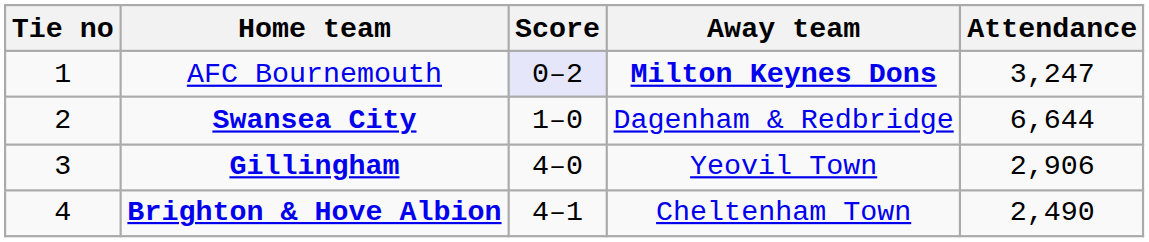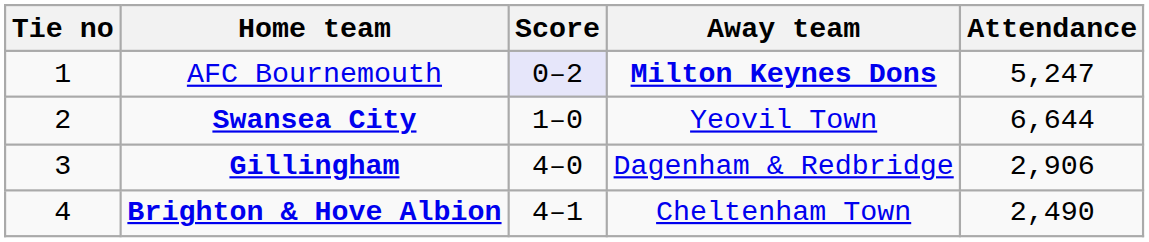(1052, 74) 3,247 -> (1052, 74) 5,247
(784, 121) Dagenham & Redbridge -> (784, 121) Yeovil Town
(784, 167) Yeovil Town -> (784, 167) Dagenham & Redbridge
